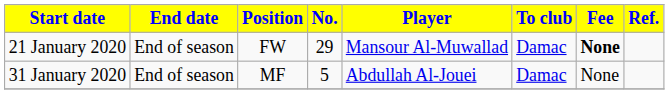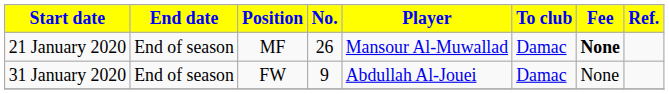(273, 46) FW -> (273, 46) MF
(325, 46) 29 -> (325, 46) 26
(273, 74) MF -> (273, 74) FW
(325, 74) 5 -> (325, 74) 9
